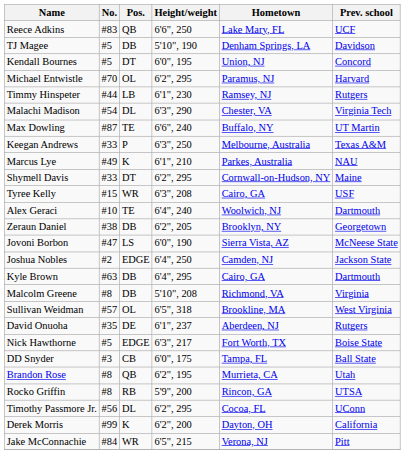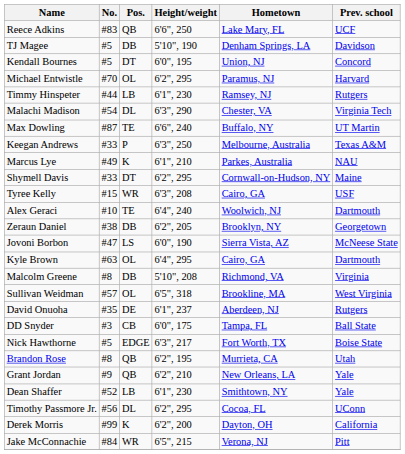- row: (37, 260)
(129, 276) DB -> (129, 260) OL
rows swapped: (30, 359) <-> (41, 342)
+ row: (34, 375)
+ row: (34, 392)
- row: (36, 392)
